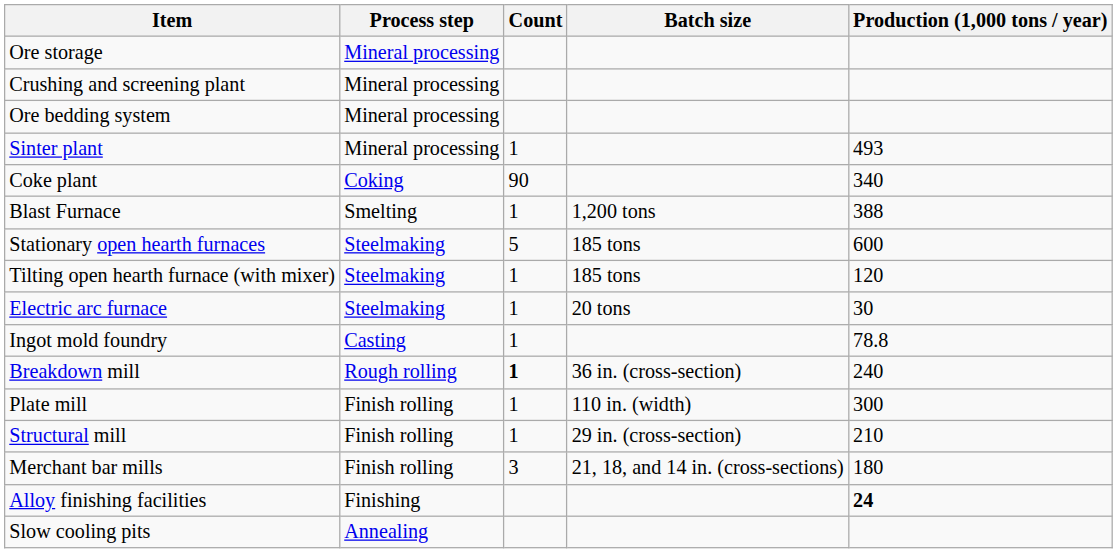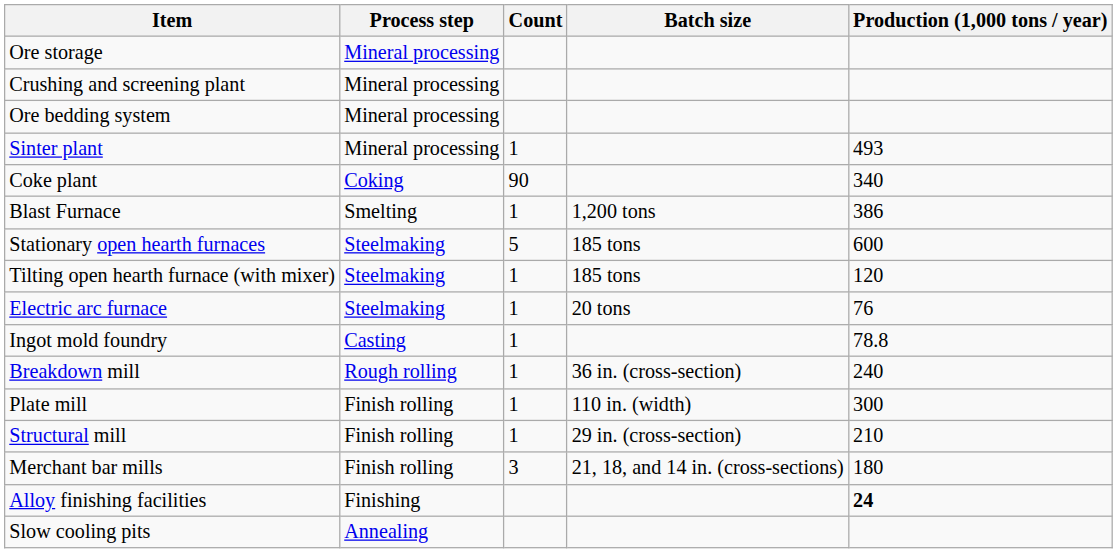(868, 212) 388 -> (868, 212) 386
(863, 308) 30 -> (863, 308) 76
(514, 372) bold -> (514, 372) normal
